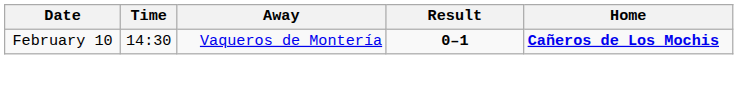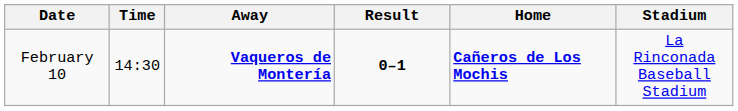+ column: (674, 17)
(291, 42) normal -> (281, 68) bold
